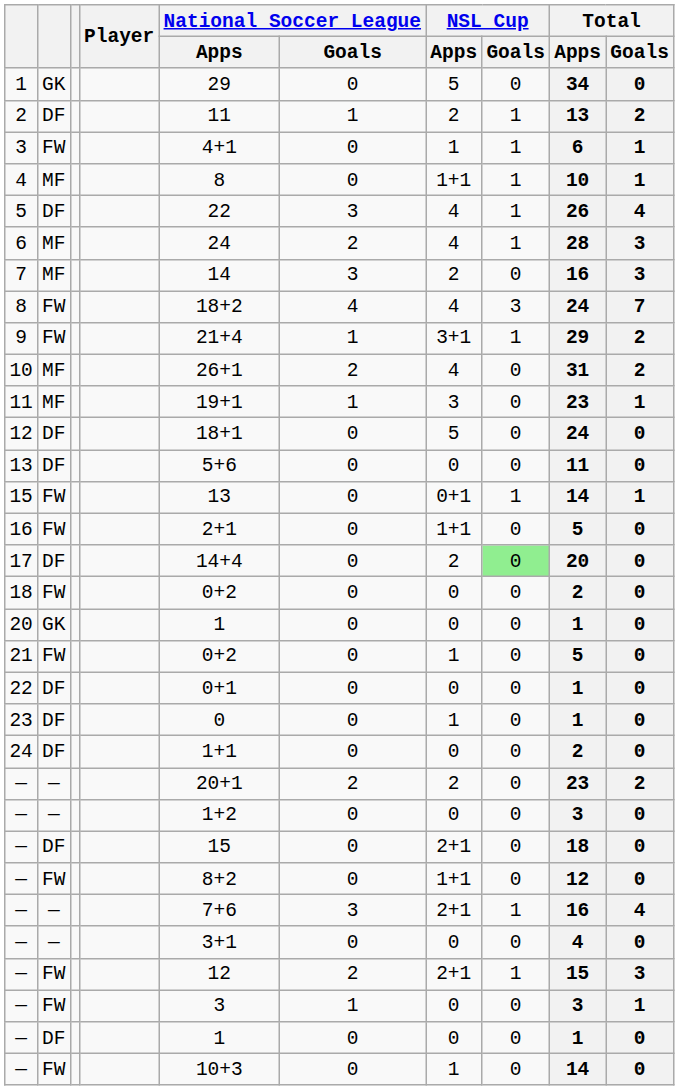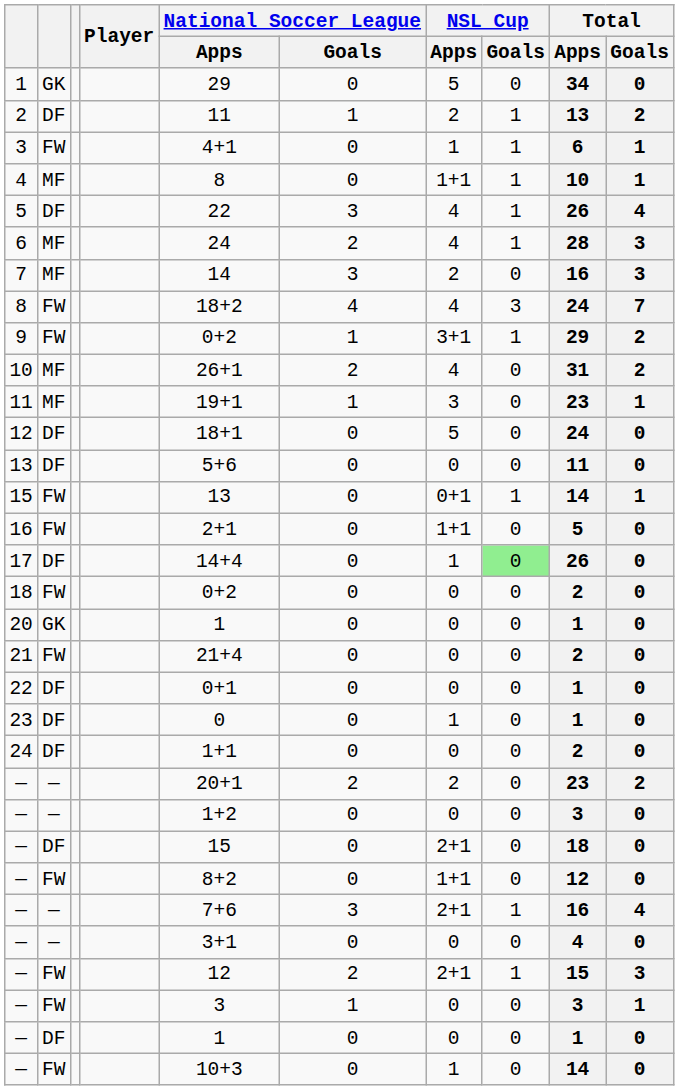(219, 338) 21+4 -> (219, 338) 0+2
(454, 561) 2 -> (454, 561) 1
(578, 561) 20 -> (578, 561) 26
(219, 656) 0+2 -> (219, 656) 21+4
(454, 656) 1 -> (454, 656) 0
(578, 656) 5 -> (578, 656) 2
